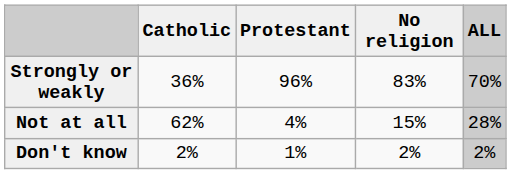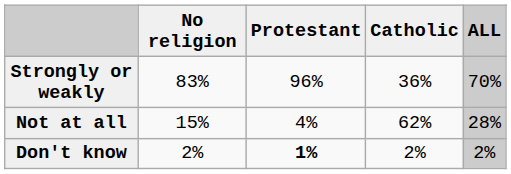columns swapped: (187, 31) <-> (409, 31)
(295, 153) normal -> (306, 153) bold
